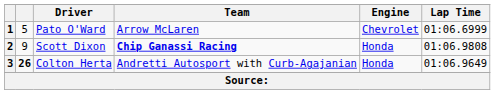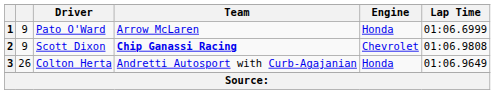(25, 30) 5 -> (25, 30) 9
(390, 30) Chevrolet -> (378, 30) Honda
(378, 47) Honda -> (390, 47) Chevrolet
(25, 64) bold -> (25, 64) normal
